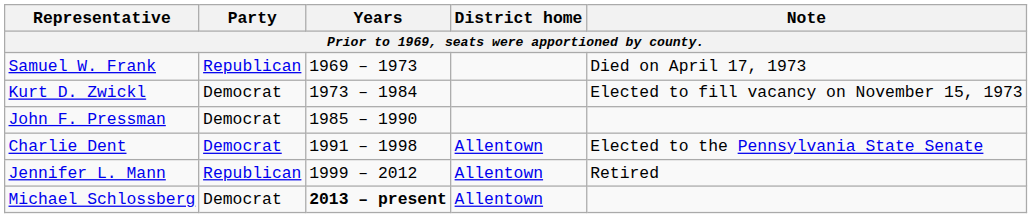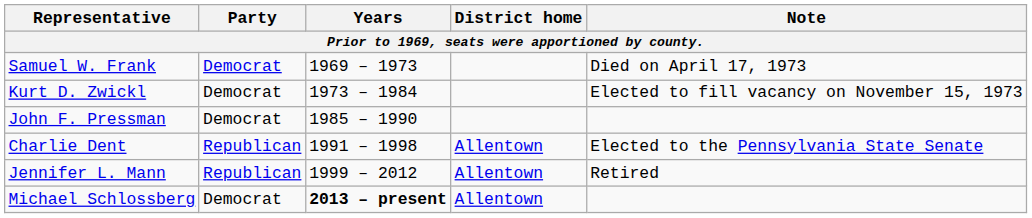(252, 66) Republican -> (242, 66) Democrat
(242, 146) Democrat -> (252, 146) Republican
